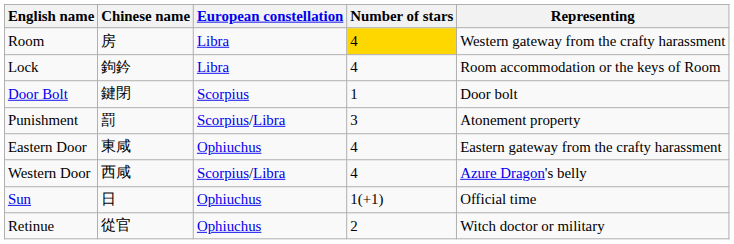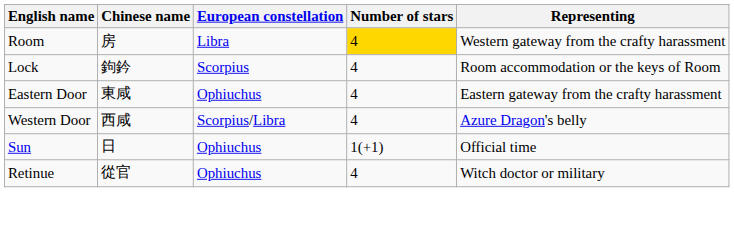(213, 67) Libra -> (223, 67) Scorpius
- row: (38, 94)
- row: (43, 120)
(354, 226) 2 -> (354, 173) 4
